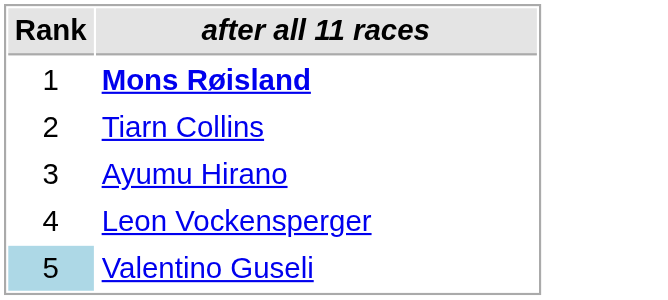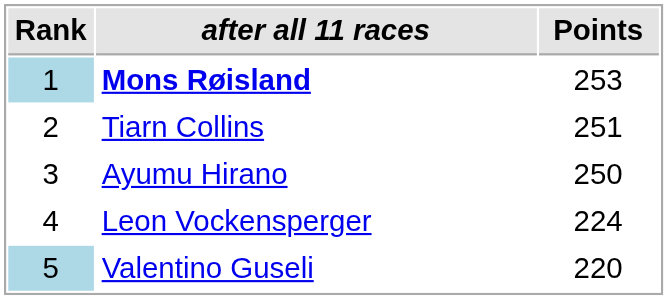+ column: (598, 31)
(51, 80) no background -> (51, 80) lightblue background
